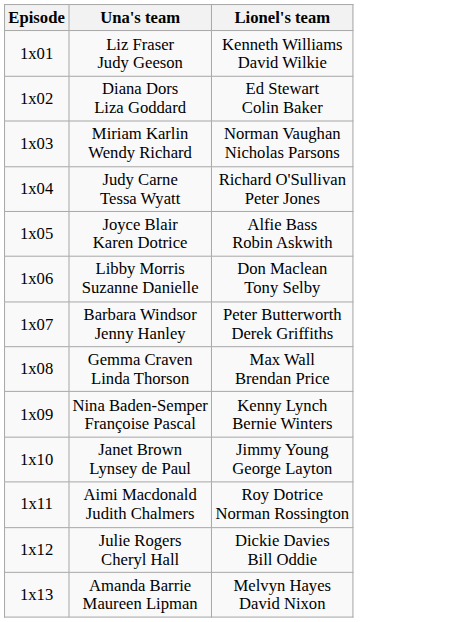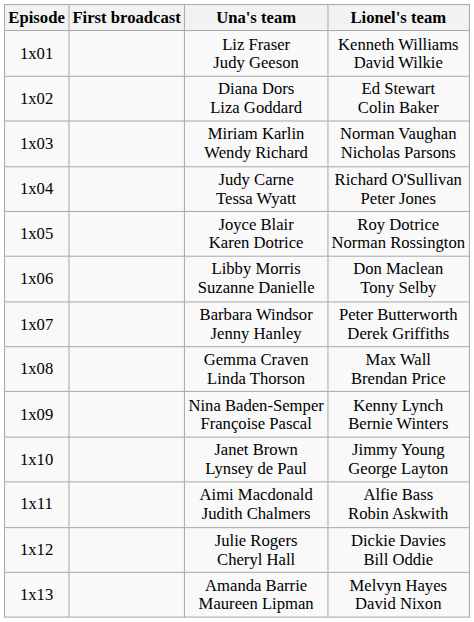+ column: (127, 17)
(282, 233) Alfie Bass Robin Askwith -> (398, 233) Roy Dotrice Norman Rossington
(282, 504) Roy Dotrice Norman Rossington -> (398, 504) Alfie Bass Robin Askwith
